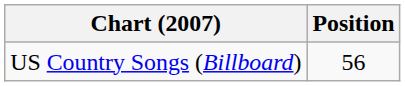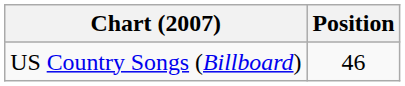(353, 61) 56 -> (353, 61) 46
